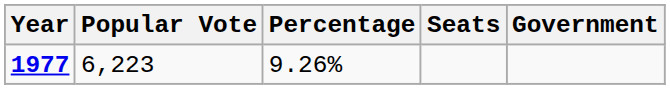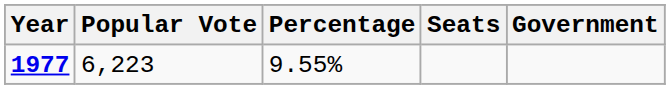(305, 65) 9.26% -> (305, 65) 9.55%
